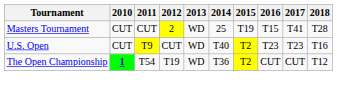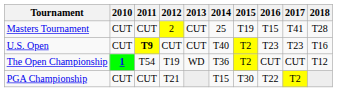(196, 29) WD -> (196, 29) CUT
(147, 46) normal -> (147, 46) bold
(196, 46) WD -> (196, 46) CUT
+ row: (47, 79)
